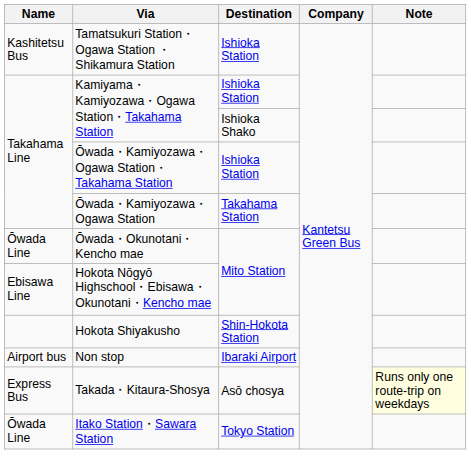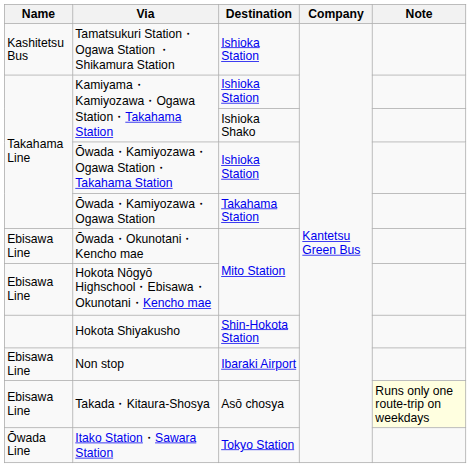(26, 246) Ōwada Line -> (30, 246) Ebisawa Line
(37, 357) Airport bus -> (30, 364) Ebisawa Line
(29, 390) Express Bus -> (30, 404) Ebisawa Line
